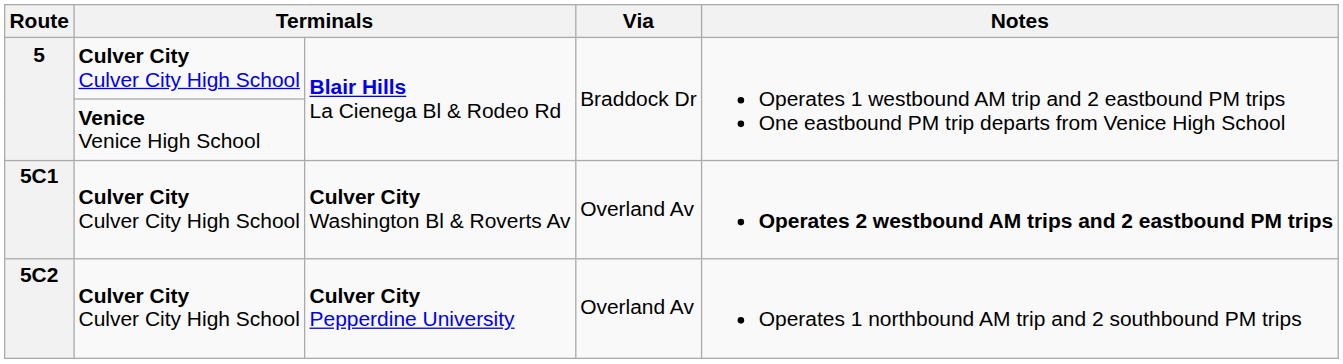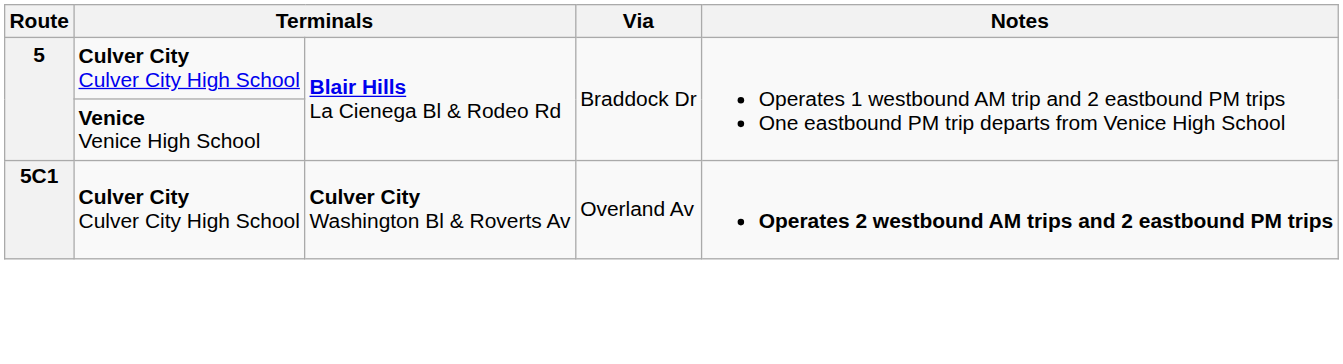- row: (39, 275)
